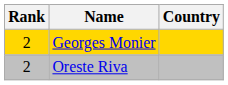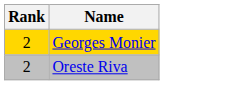- column: (191, 17)
